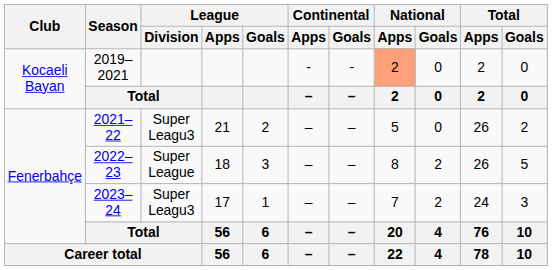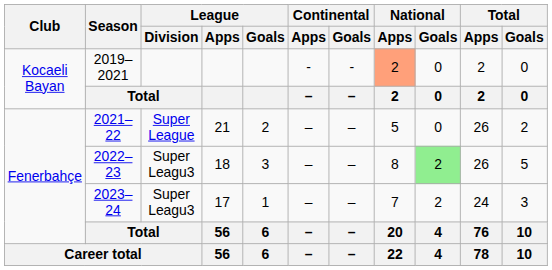(171, 127) Super Leagu3 -> (171, 127) Super League
(171, 165) Super League -> (171, 165) Super Leagu3
(438, 165) no background -> (438, 165) lightgreen background
